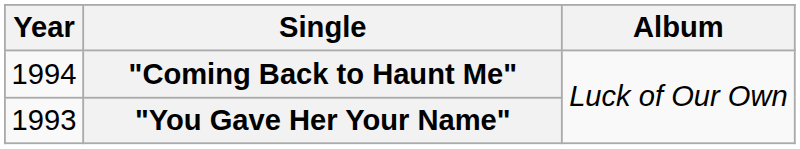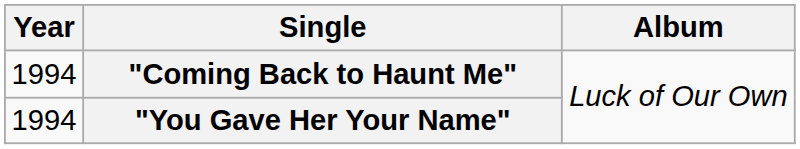(44, 119) 1993 -> (44, 119) 1994
